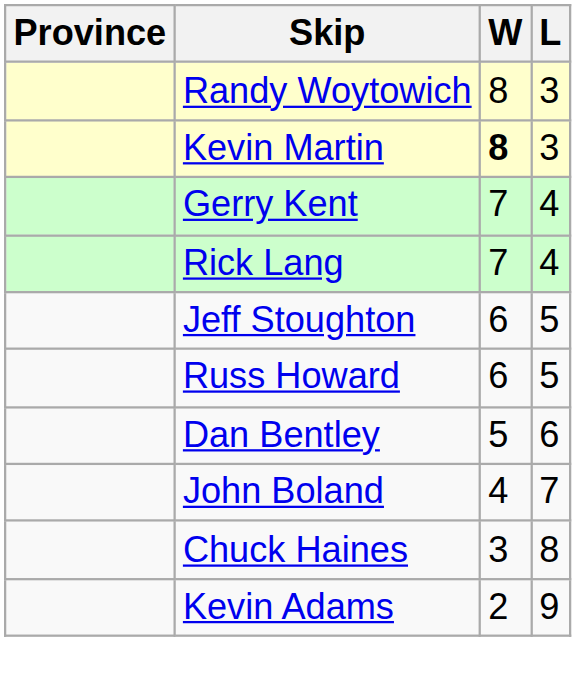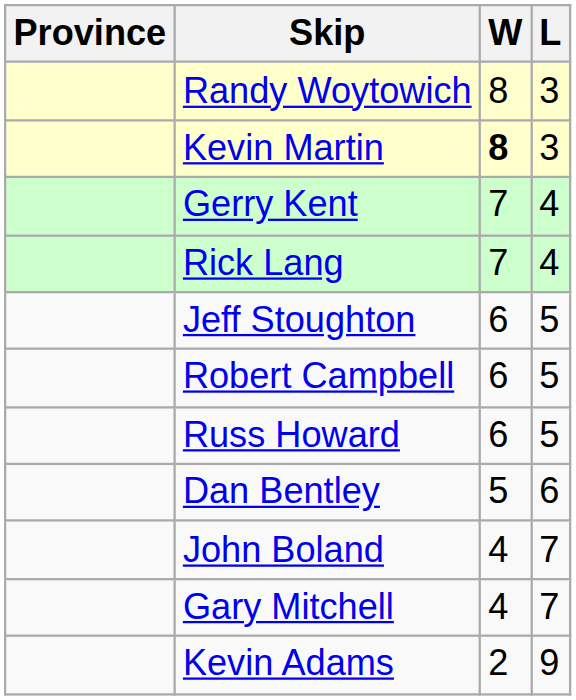+ row: (319, 377)
+ row: (288, 606)
- row: (295, 549)
